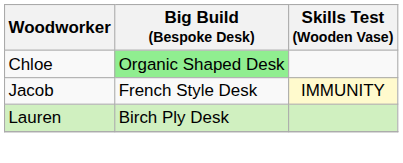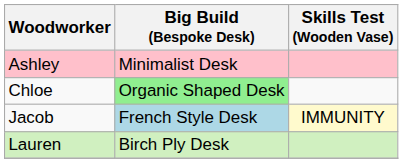+ row: (34, 63)
(188, 90) no background -> (188, 117) lightblue background
